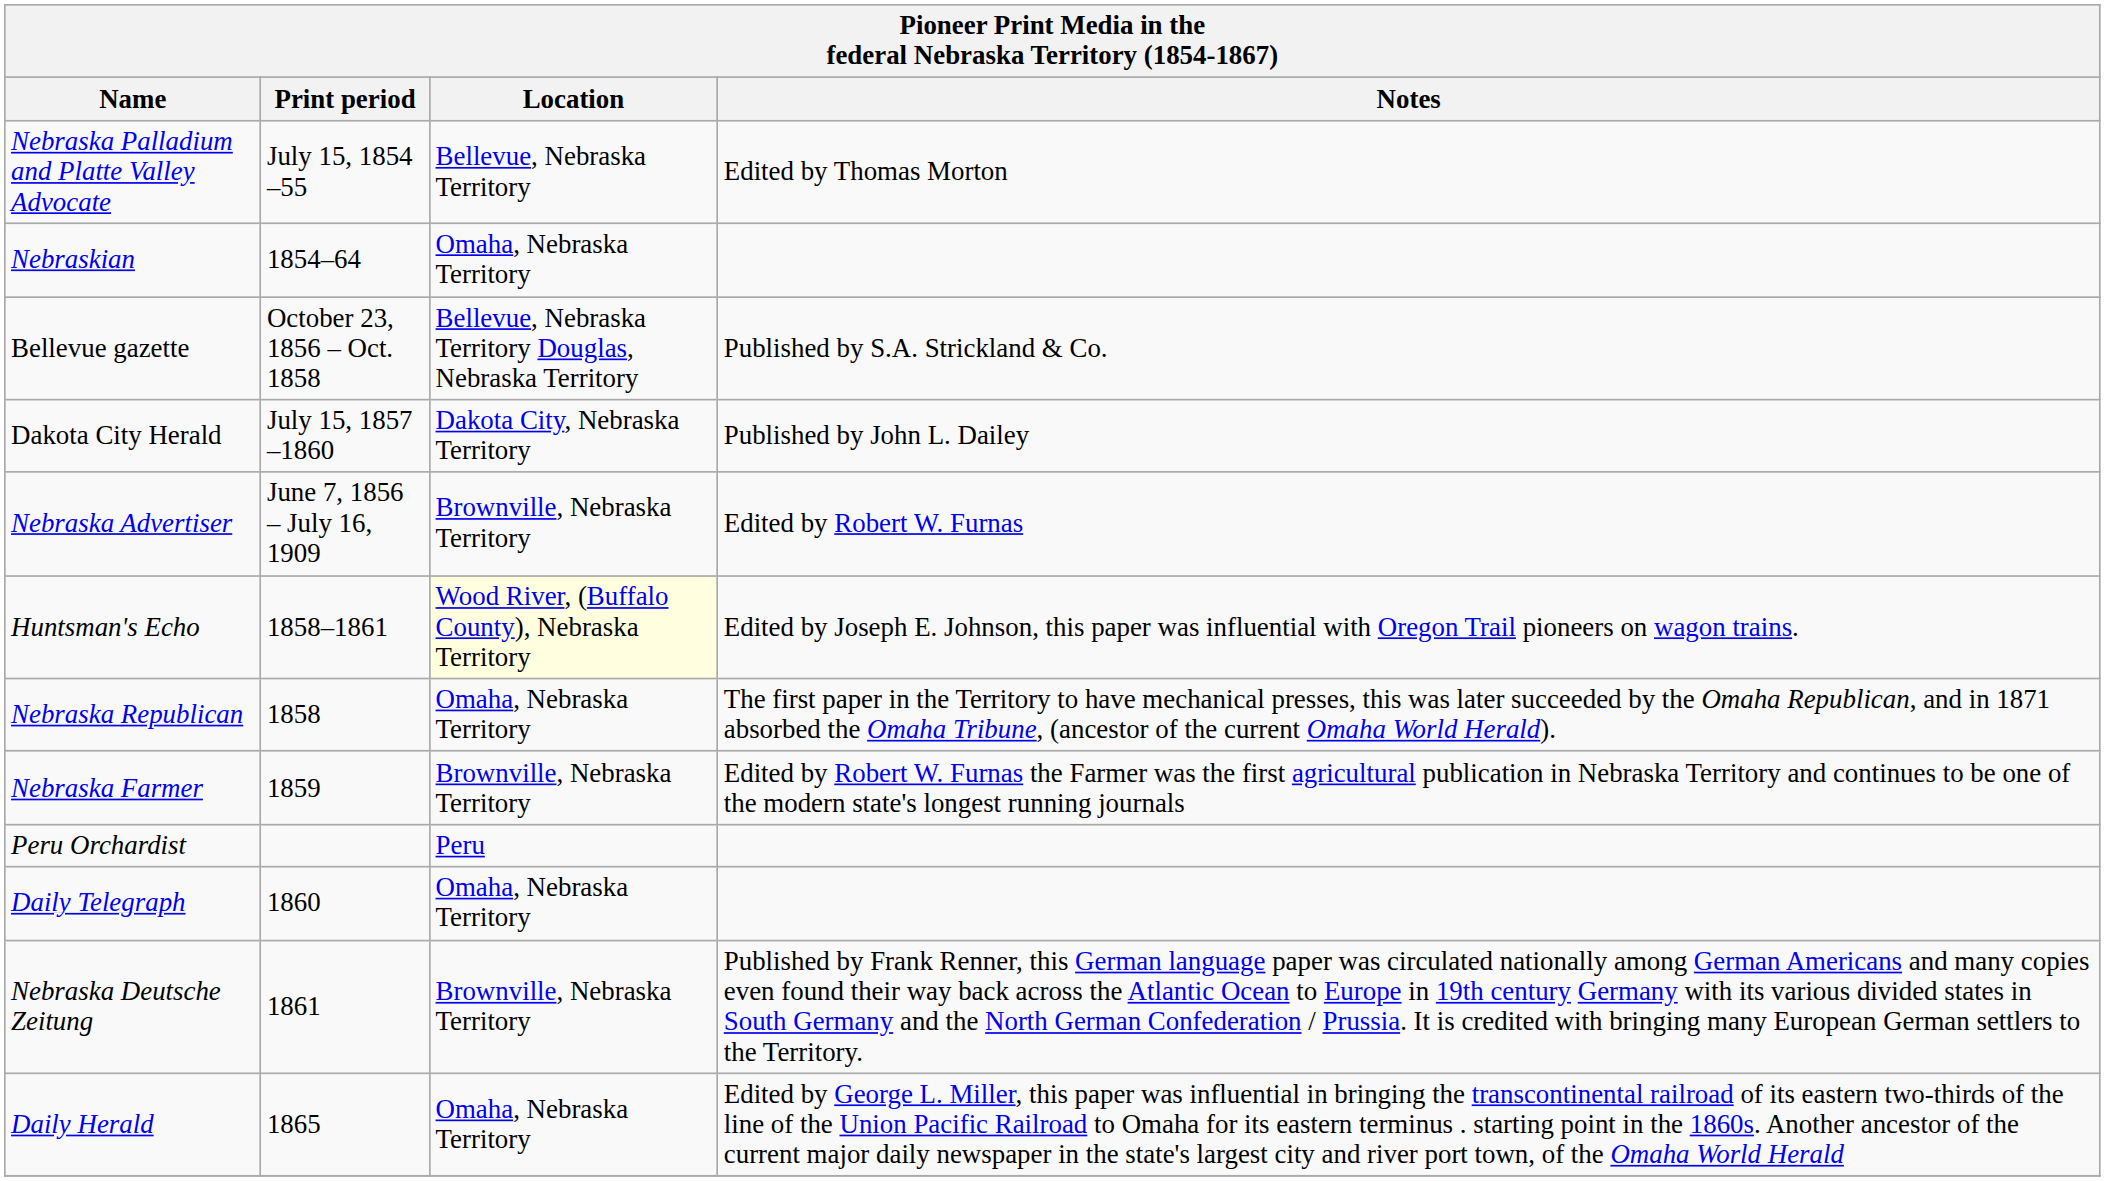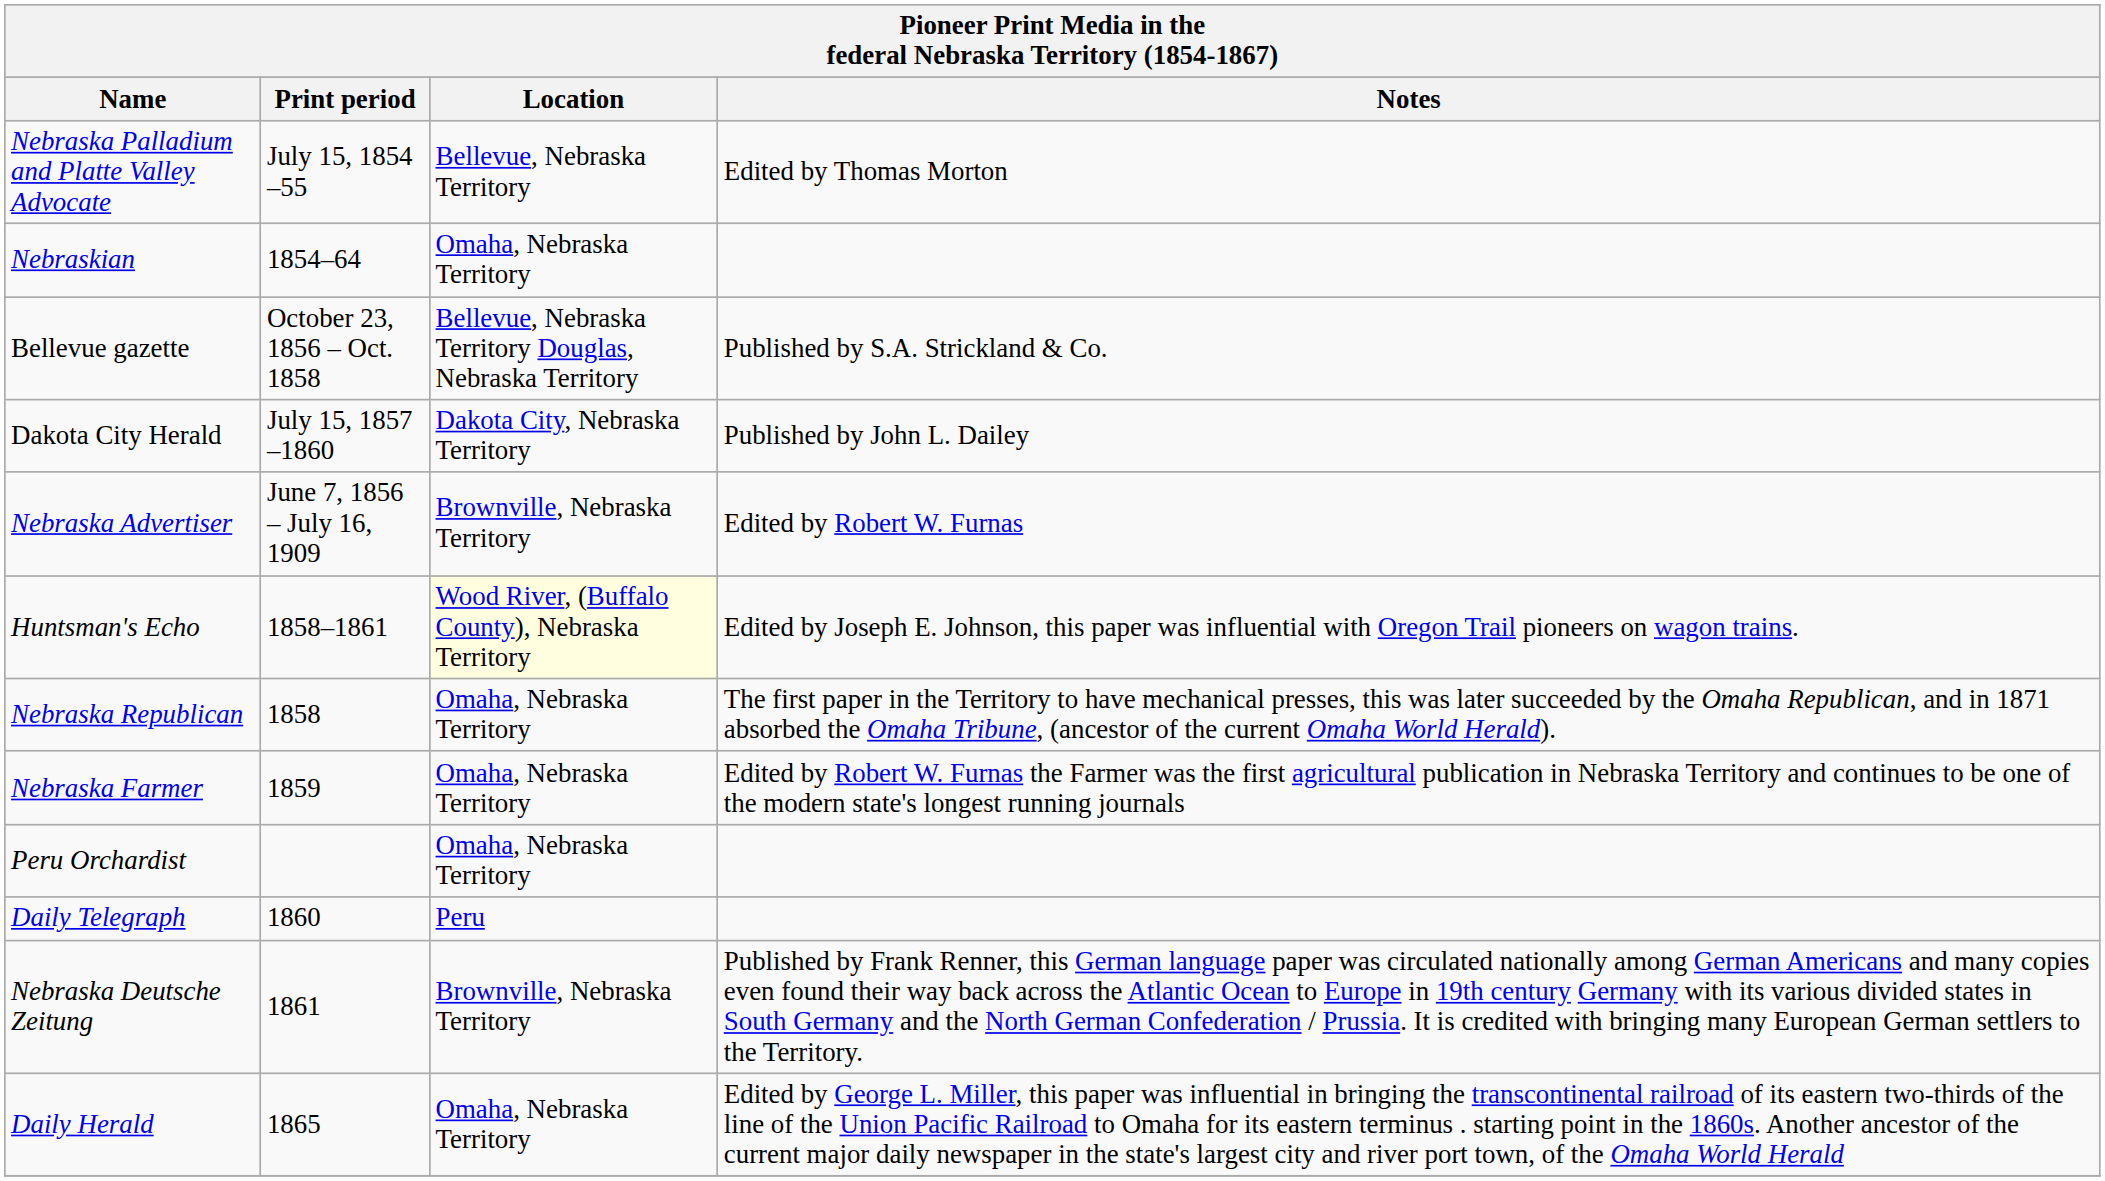(554, 787) Brownville, Nebraska Territory -> (532, 787) Omaha, Nebraska Territory
(460, 845) Peru -> (532, 860) Omaha, Nebraska Territory
(532, 902) Omaha, Nebraska Territory -> (460, 918) Peru
